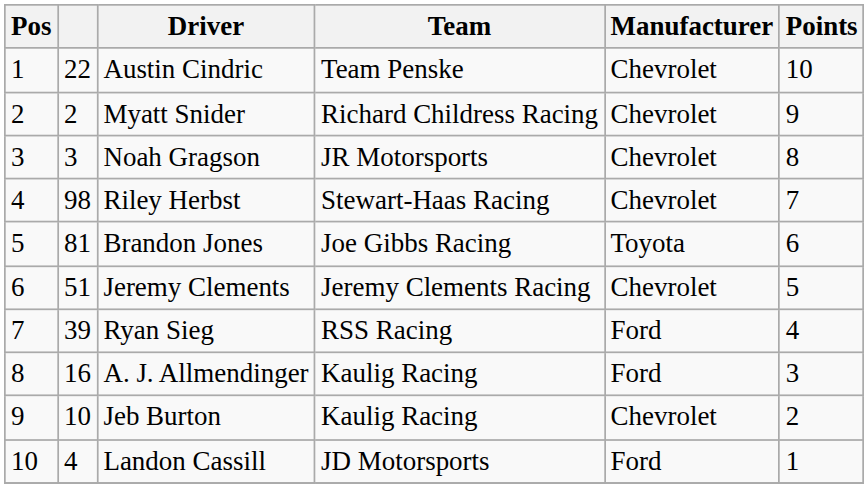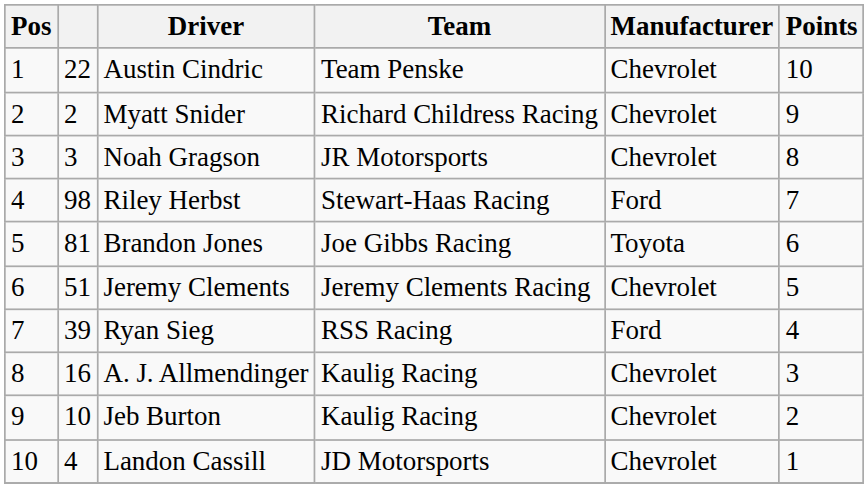(664, 199) Chevrolet -> (636, 199) Ford
(636, 373) Ford -> (664, 373) Chevrolet
(636, 460) Ford -> (664, 460) Chevrolet
